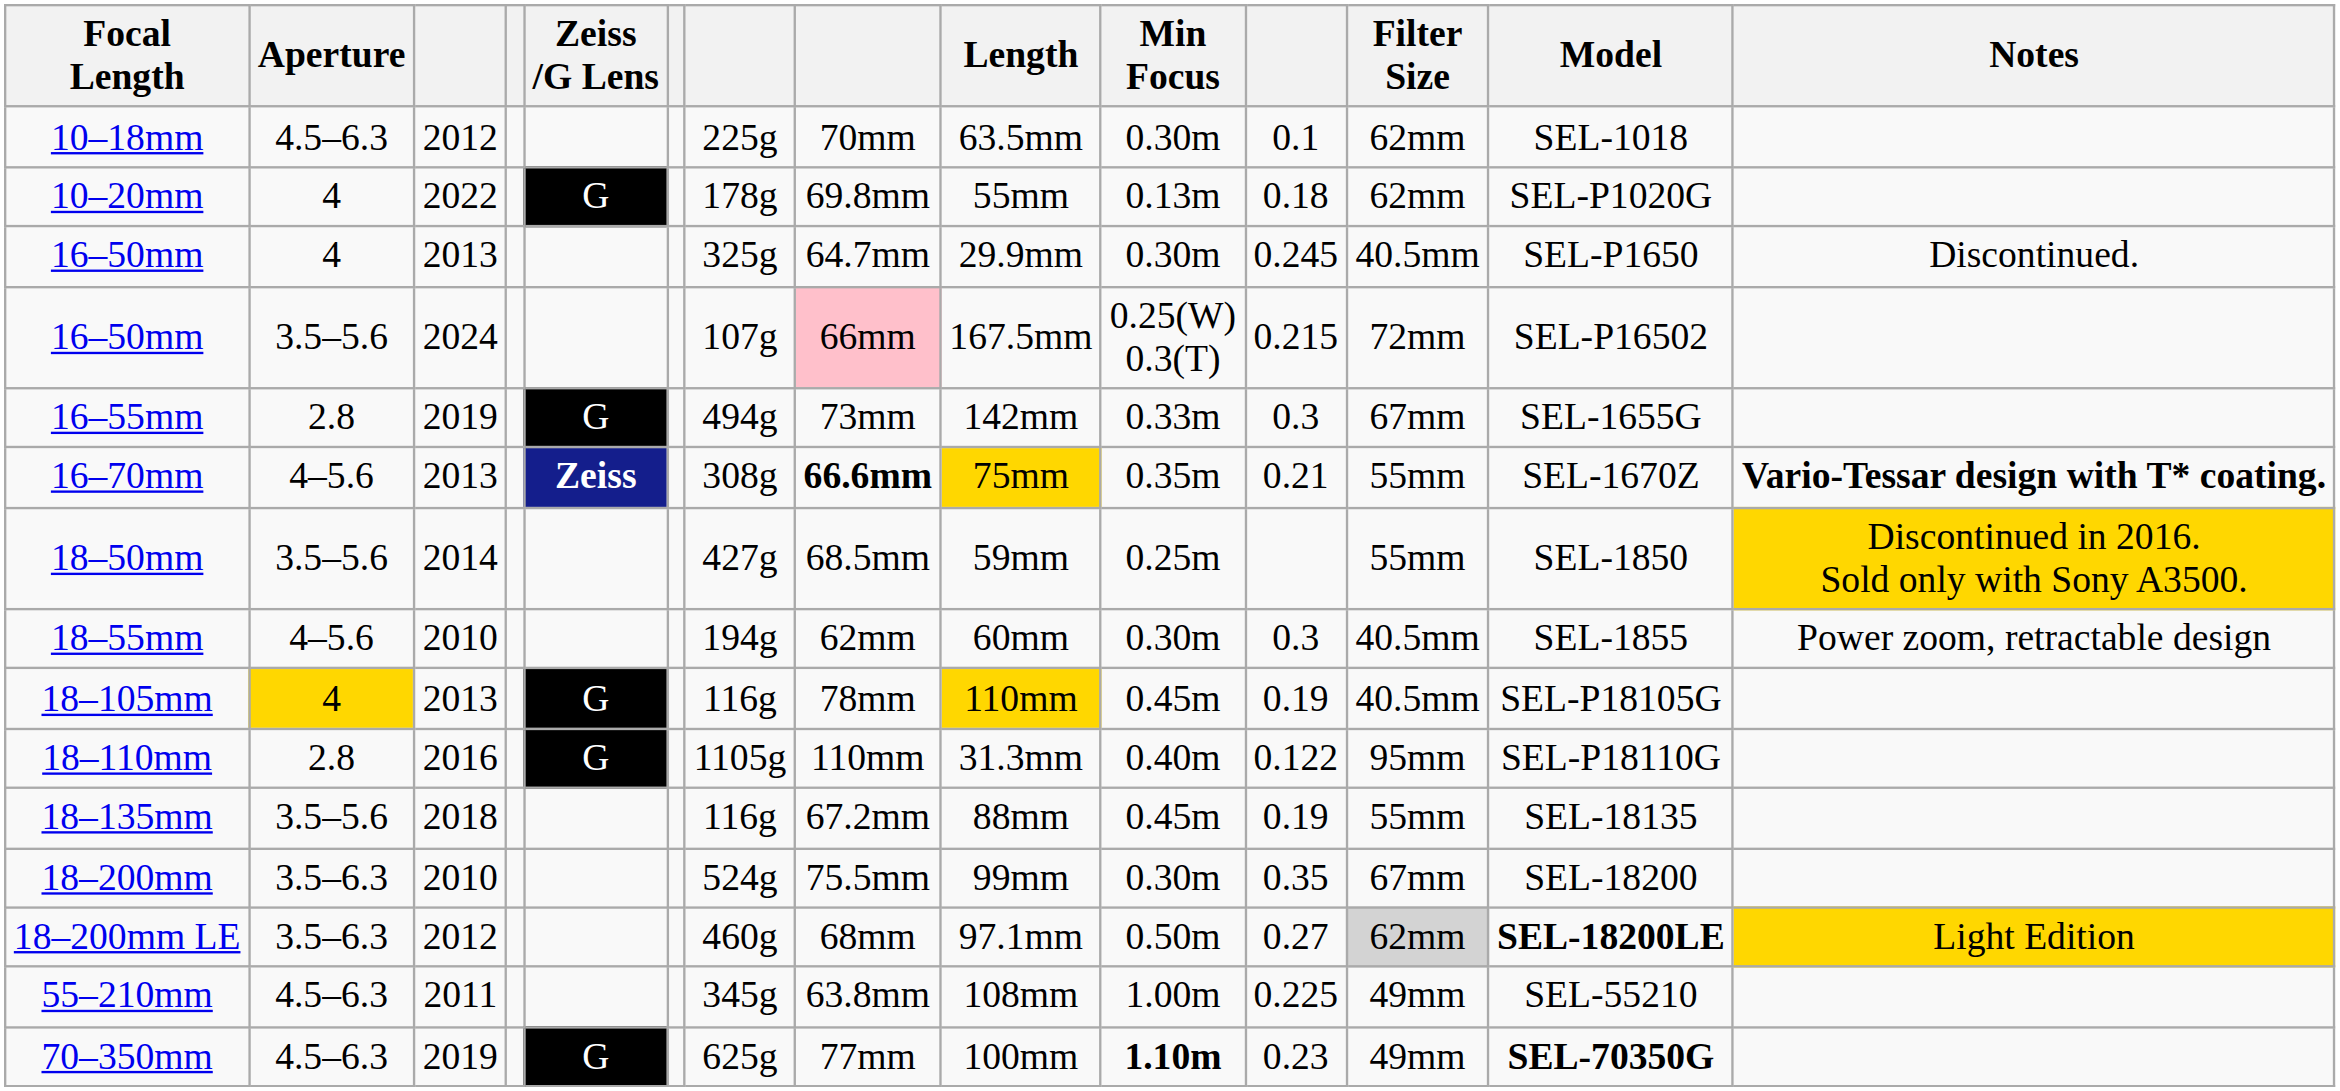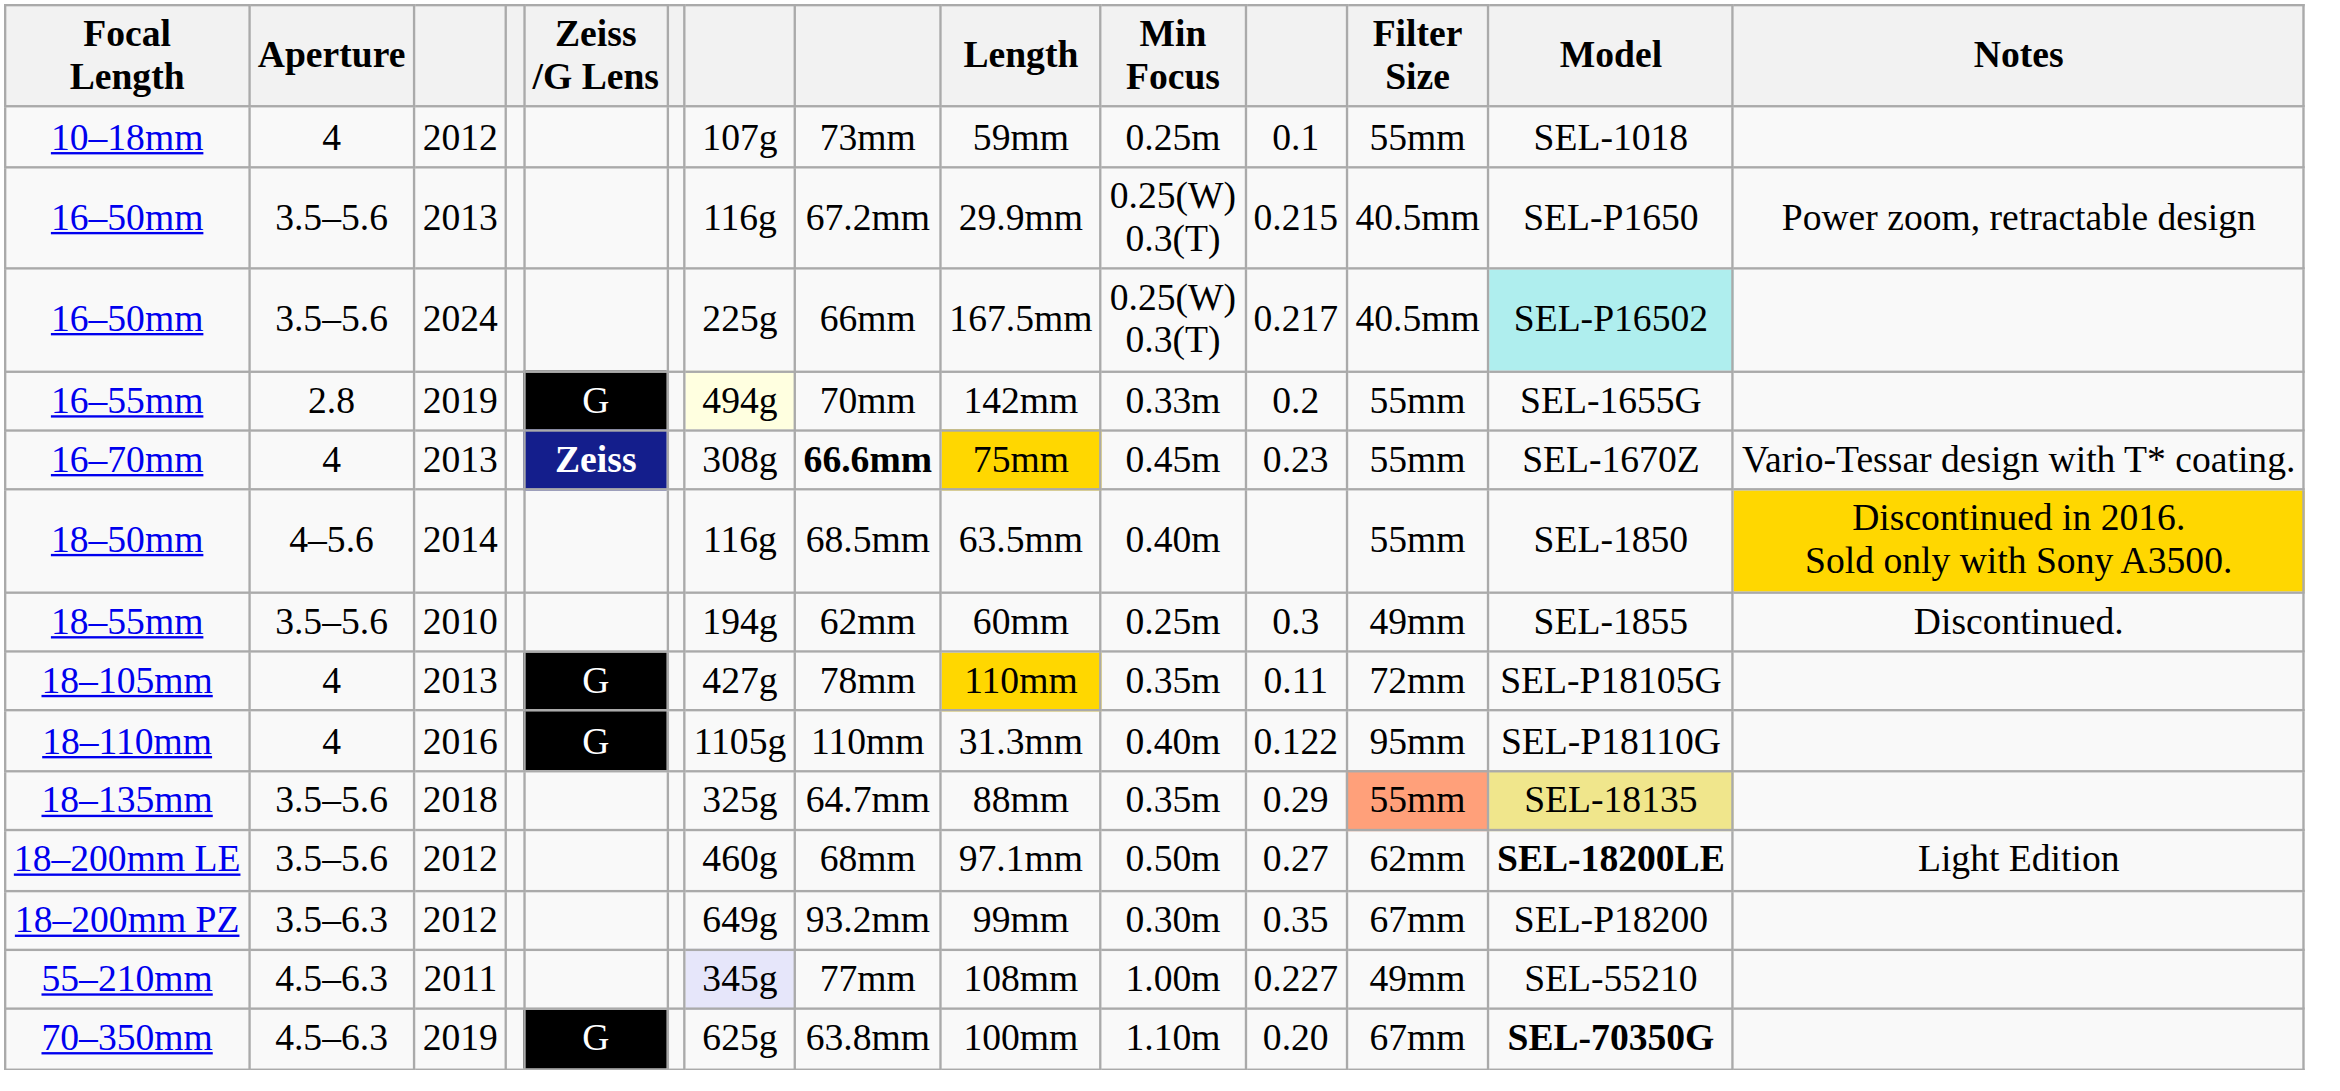(332, 136) 4.5–6.3 -> (332, 136) 4
(740, 136) 225g -> (740, 136) 107g
(868, 136) 70mm -> (868, 136) 73mm
(1021, 136) 63.5mm -> (1021, 136) 59mm
(1173, 136) 0.30m -> (1173, 136) 0.25m
(1418, 136) 62mm -> (1418, 136) 55mm
- row: (127, 195)
(332, 255) 4 -> (332, 217) 3.5–5.6
(740, 255) 325g -> (740, 217) 116g
(868, 255) 64.7mm -> (868, 217) 67.2mm
(1173, 255) 0.30m -> (1173, 217) 0.25(W) 0.3(T)
(1296, 255) 0.245 -> (1296, 217) 0.215
(2034, 255) Discontinued. -> (2019, 217) Power zoom, retractable design
(740, 336) 107g -> (740, 318) 225g
(868, 336) pink background -> (868, 318) no background
(1296, 336) 0.215 -> (1296, 318) 0.217
(1418, 336) 72mm -> (1418, 318) 40.5mm
(1611, 336) no background -> (1611, 318) paleturquoise background
(740, 417) no background -> (740, 399) lightyellow background
(868, 417) 73mm -> (868, 399) 70mm
(1296, 417) 0.3 -> (1296, 399) 0.2
(1418, 417) 67mm -> (1418, 399) 55mm
(332, 476) 4–5.6 -> (332, 459) 4
(1173, 476) 0.35m -> (1173, 459) 0.45m
(1296, 476) 0.21 -> (1296, 459) 0.23
(2034, 476) bold -> (2019, 459) normal
(332, 557) 3.5–5.6 -> (332, 540) 4–5.6
(740, 557) 427g -> (740, 540) 116g
(1021, 557) 59mm -> (1021, 540) 63.5mm
(1173, 557) 0.25m -> (1173, 540) 0.40m
(332, 638) 4–5.6 -> (332, 620) 3.5–5.6
(1173, 638) 0.30m -> (1173, 620) 0.25m
(1418, 638) 40.5mm -> (1418, 620) 49mm
(2034, 638) Power zoom, retractable design -> (2019, 620) Discontinued.
(332, 697) gold background -> (332, 680) no background
(740, 697) 116g -> (740, 680) 427g
(1173, 697) 0.45m -> (1173, 680) 0.35m
(1296, 697) 0.19 -> (1296, 680) 0.11
(1418, 697) 40.5mm -> (1418, 680) 72mm
(332, 757) 2.8 -> (332, 740) 4
(740, 817) 116g -> (740, 799) 325g
(868, 817) 67.2mm -> (868, 799) 64.7mm
(1173, 817) 0.45m -> (1173, 799) 0.35m
(1296, 817) 0.19 -> (1296, 799) 0.29
(1418, 817) no background -> (1418, 799) lightsalmon background
(1611, 817) no background -> (1611, 799) khaki background
- row: (127, 876)
(332, 936) 3.5–6.3 -> (332, 859) 3.5–5.6
(1418, 936) lightgrey background -> (1418, 859) no background
(2034, 936) gold background -> (2019, 859) no background
+ row: (127, 919)
(740, 996) no background -> (740, 978) lavender background
(868, 996) 63.8mm -> (868, 978) 77mm
(1296, 996) 0.225 -> (1296, 978) 0.227
(868, 1055) 77mm -> (868, 1038) 63.8mm
(1173, 1055) bold -> (1173, 1038) normal
(1296, 1055) 0.23 -> (1296, 1038) 0.20
(1418, 1055) 49mm -> (1418, 1038) 67mm
